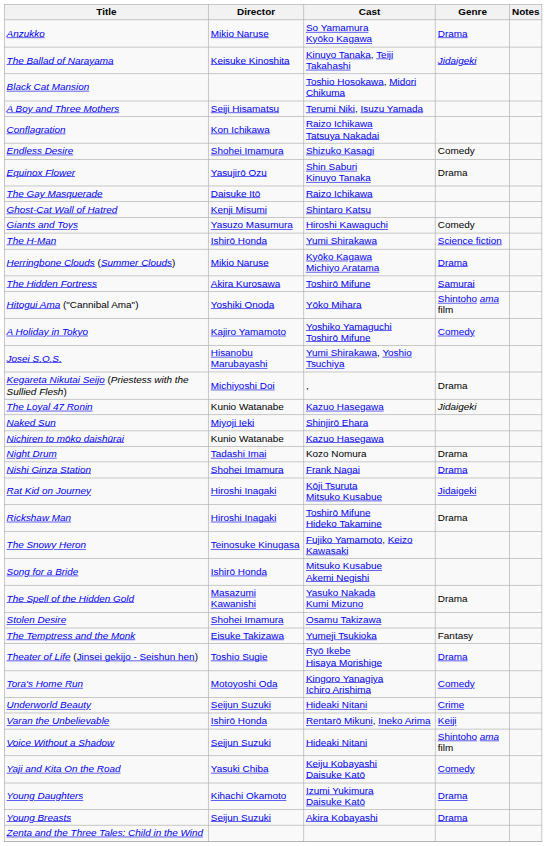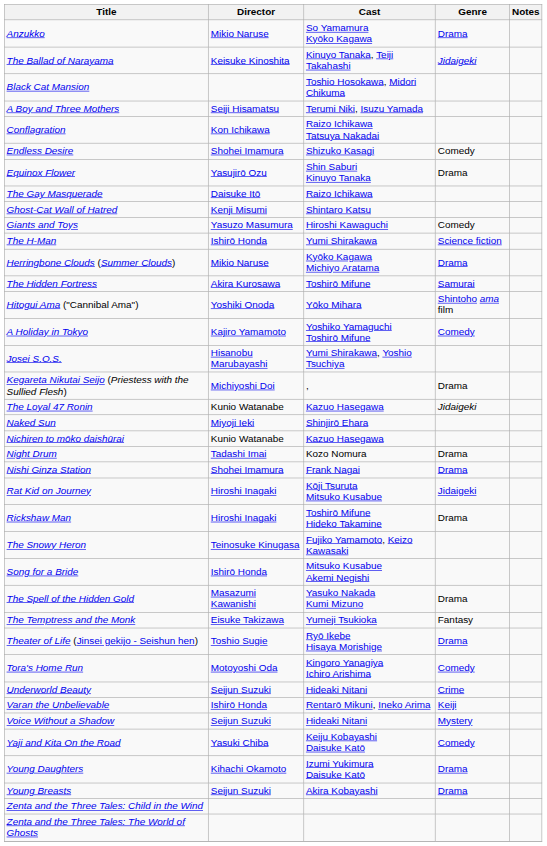- row: (36, 620)
(468, 742) Shintoho ama film -> (455, 721) Mystery
+ row: (96, 827)
